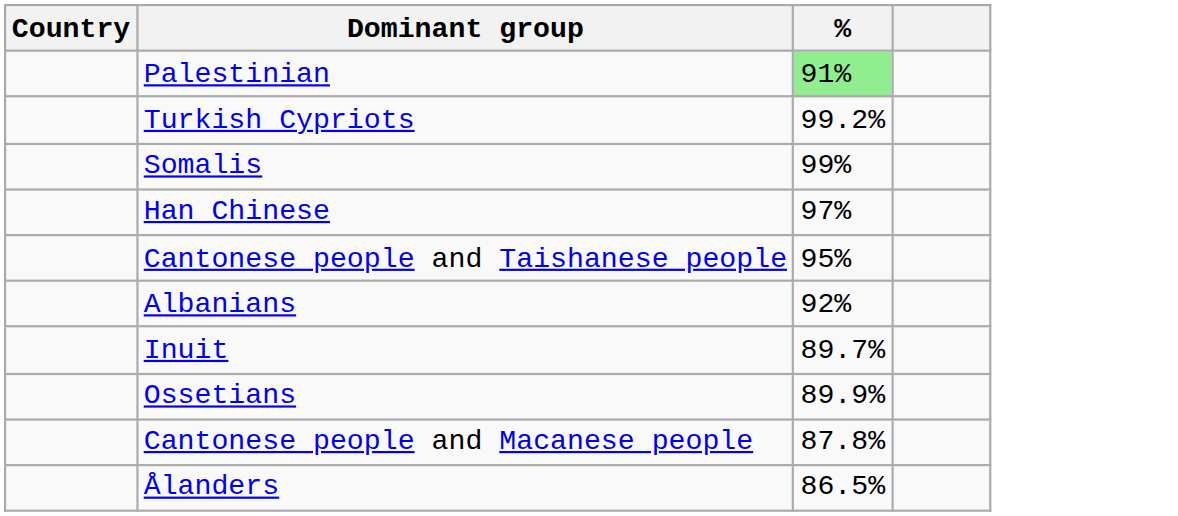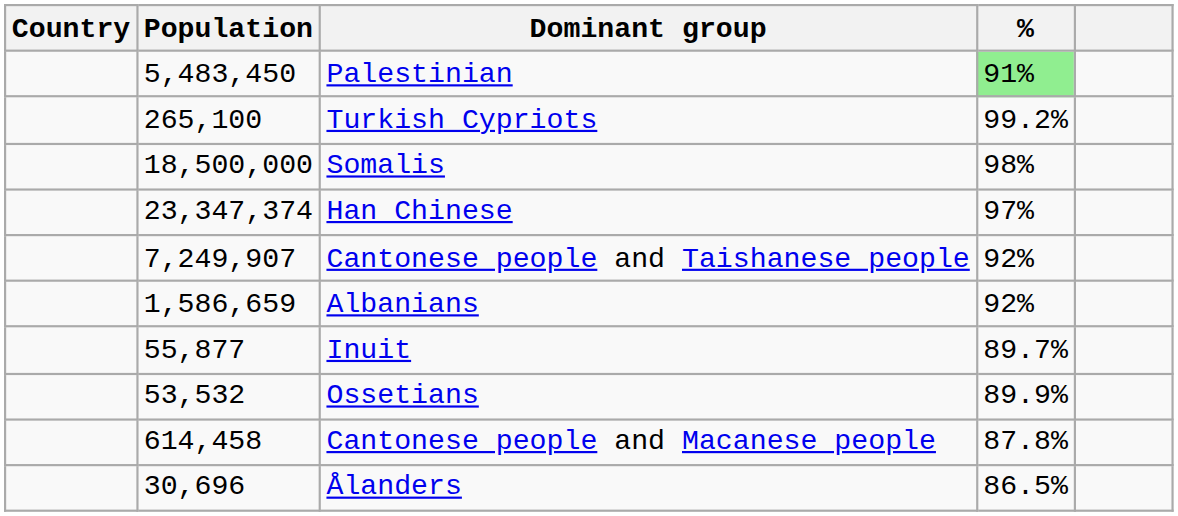+ column: (228, 28)
(826, 166) 99% -> (1009, 166) 98%
(826, 258) 95% -> (1009, 258) 92%
